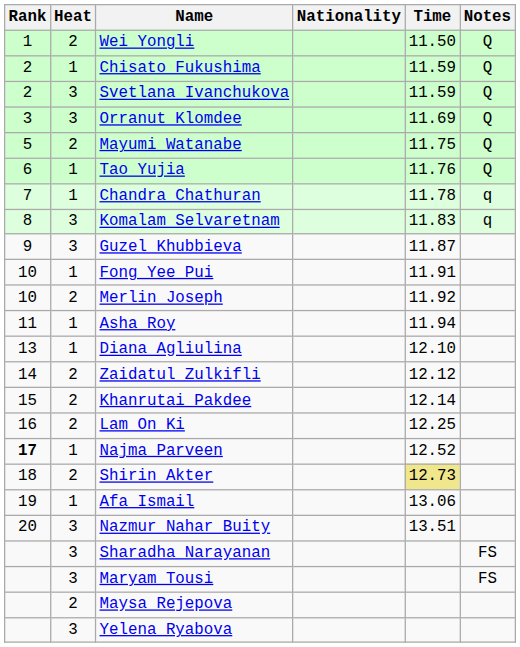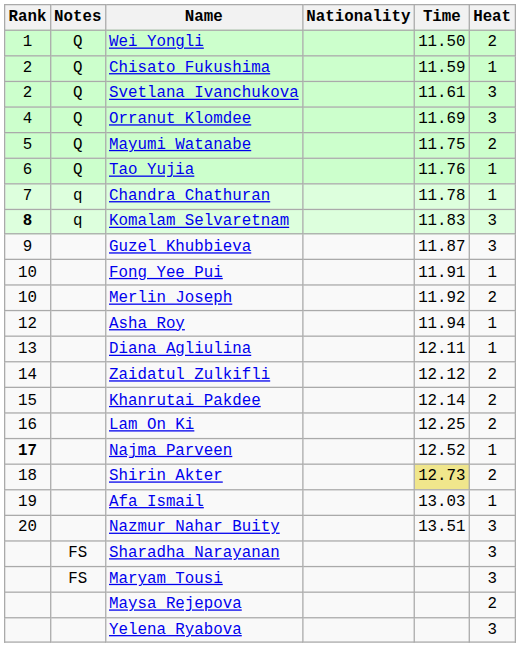columns swapped: (73, 18) <-> (487, 18)
(432, 94) 11.59 -> (442, 94) 11.61
(27, 120) 3 -> (27, 120) 4
(27, 222) normal -> (27, 222) bold
(27, 324) 11 -> (27, 324) 12
(432, 350) 12.10 -> (442, 350) 12.11
(432, 503) 13.06 -> (442, 503) 13.03
